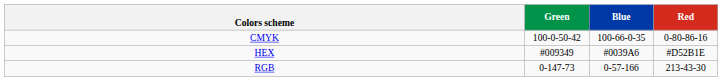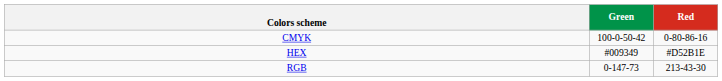- column: (621, 17)
